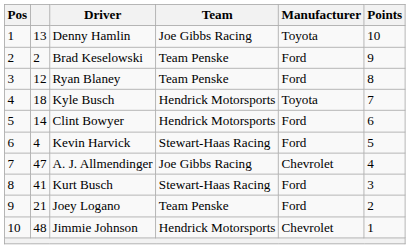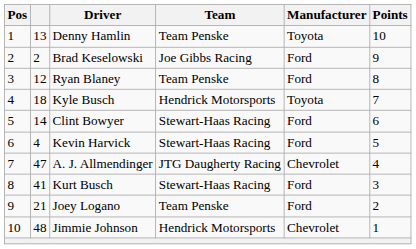(205, 35) Joe Gibbs Racing -> (194, 35) Team Penske
(194, 57) Team Penske -> (205, 57) Joe Gibbs Racing
(217, 120) Hendrick Motorsports -> (215, 120) Stewart-Haas Racing
(205, 163) Joe Gibbs Racing -> (220, 163) JTG Daugherty Racing
